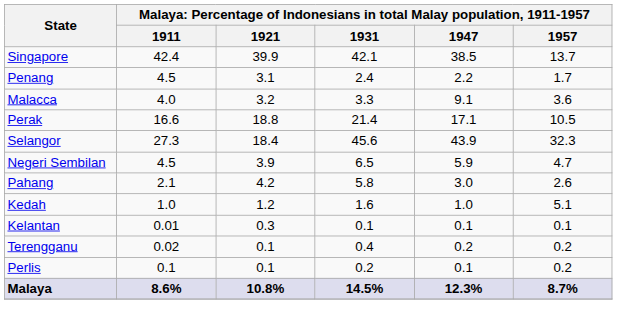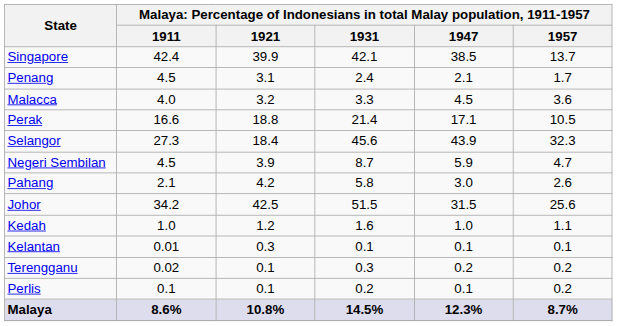(464, 78) 2.2 -> (464, 78) 2.1
(464, 99) 9.1 -> (464, 99) 4.5
(364, 162) 6.5 -> (364, 162) 8.7
+ row: (24, 204)
(563, 204) 5.1 -> (563, 225) 1.1
(364, 246) 0.4 -> (364, 267) 0.3
